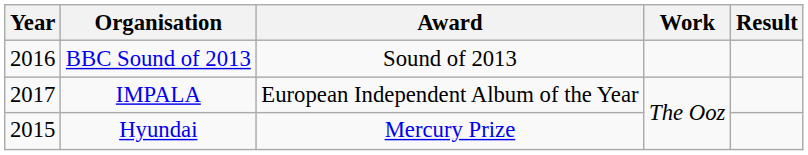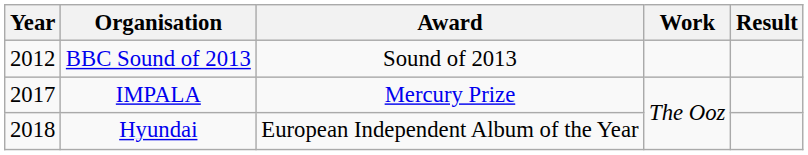(33, 58) 2016 -> (33, 58) 2012
(450, 94) European Independent Album of the Year -> (450, 94) Mercury Prize
(33, 130) 2015 -> (33, 130) 2018
(450, 130) Mercury Prize -> (450, 130) European Independent Album of the Year
